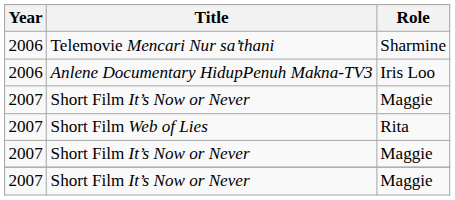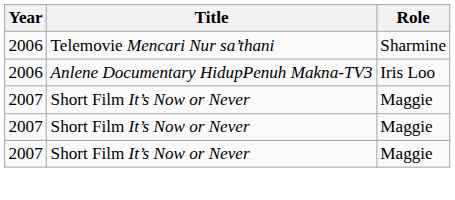- row: (129, 126)
